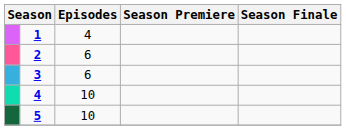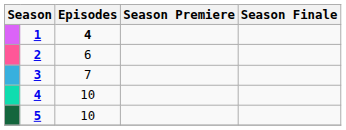(88, 35) normal -> (88, 35) bold
(88, 75) 6 -> (88, 75) 7
